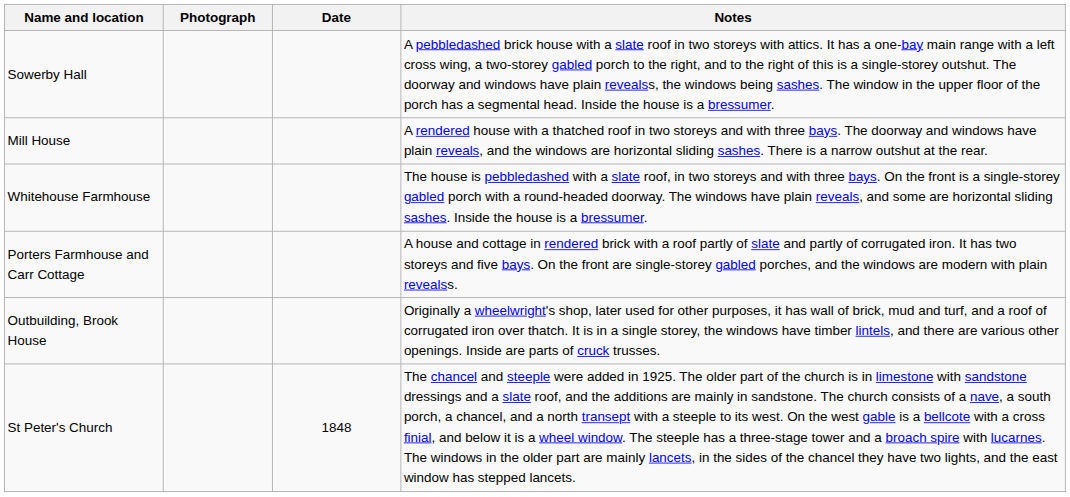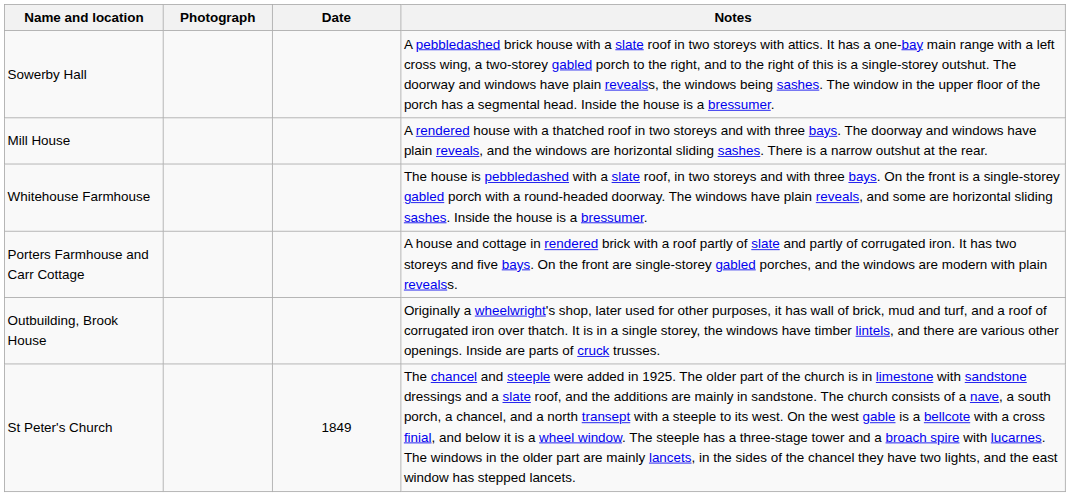(336, 427) 1848 -> (336, 427) 1849
